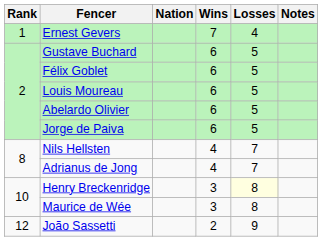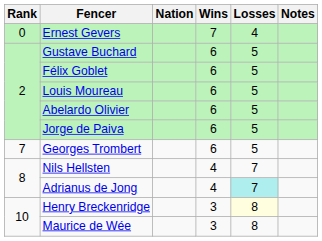(22, 33) 1 -> (22, 33) 0
+ row: (92, 149)
(255, 168) no background -> (255, 187) paleturquoise background
- row: (79, 226)
